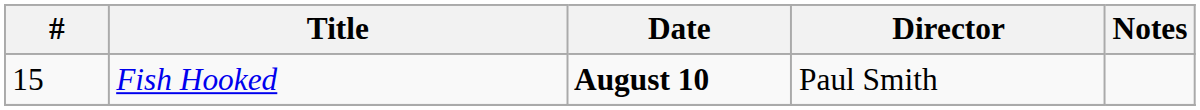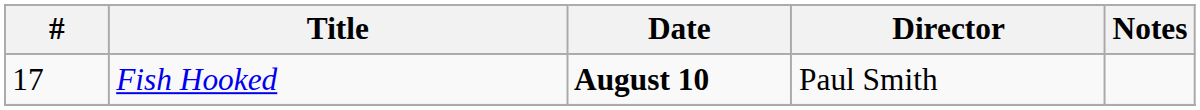(28, 79) 15 -> (28, 79) 17
